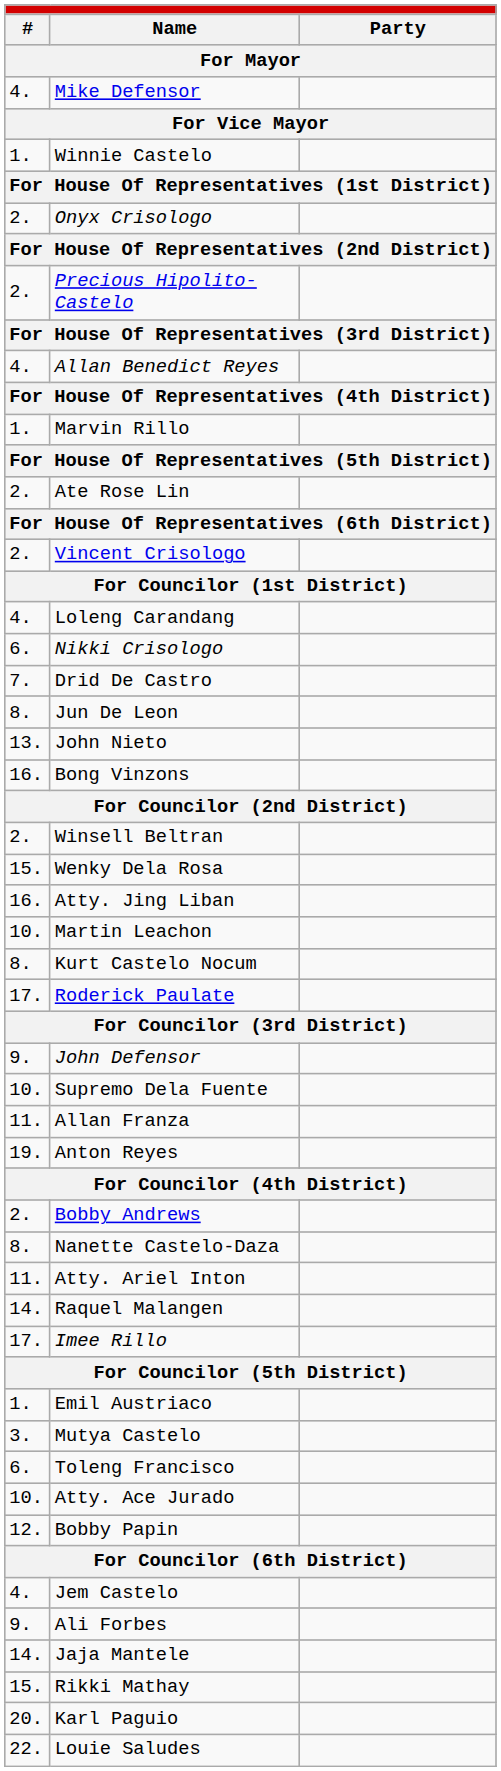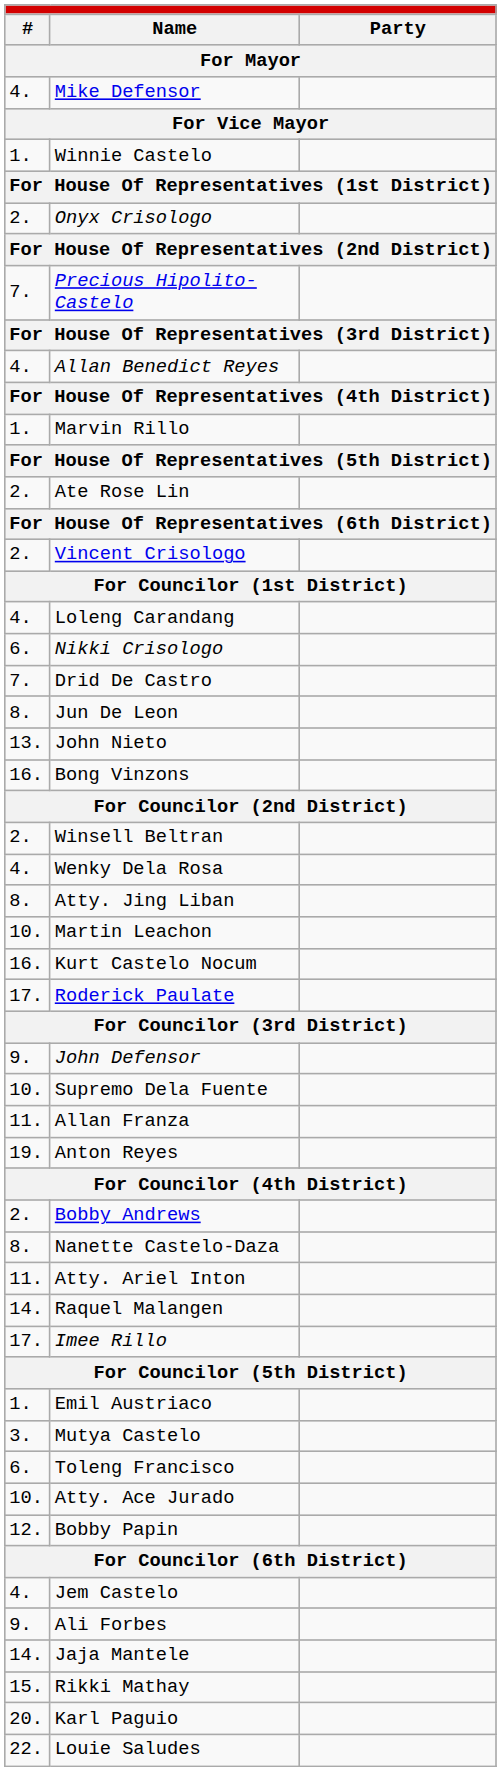(21, 292) 2. -> (21, 292) 7.
(26, 869) 15. -> (21, 869) 4.
(26, 901) 16. -> (21, 901) 8.
(21, 964) 8. -> (26, 964) 16.
